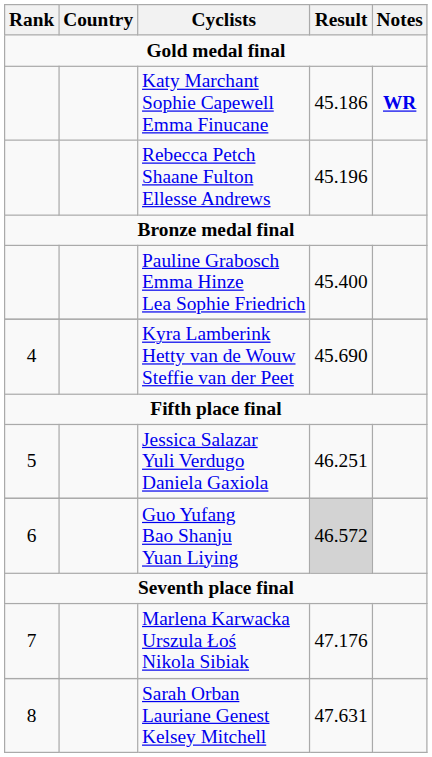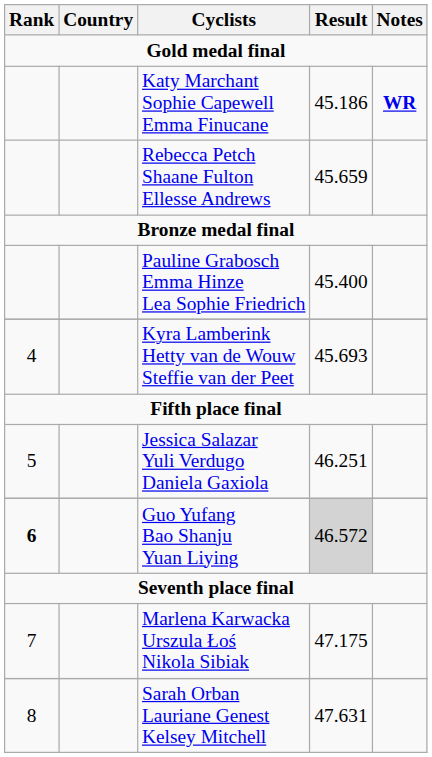(341, 177) 45.196 -> (341, 177) 45.659
(341, 356) 45.690 -> (341, 356) 45.693
(32, 535) normal -> (32, 535) bold
(341, 640) 47.176 -> (341, 640) 47.175
